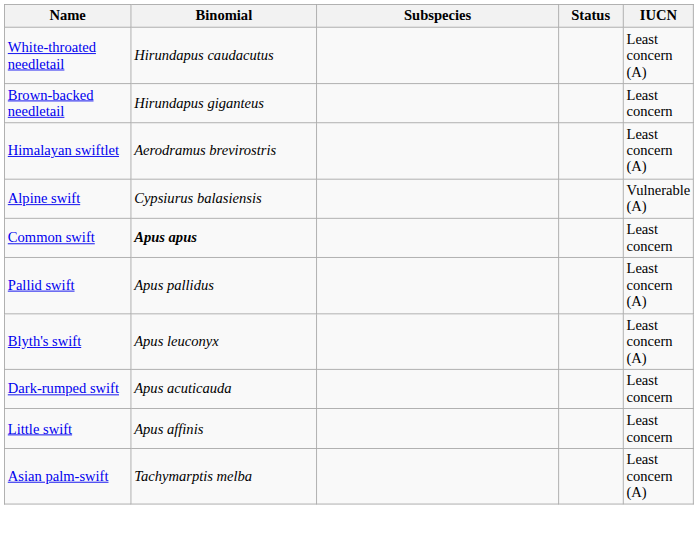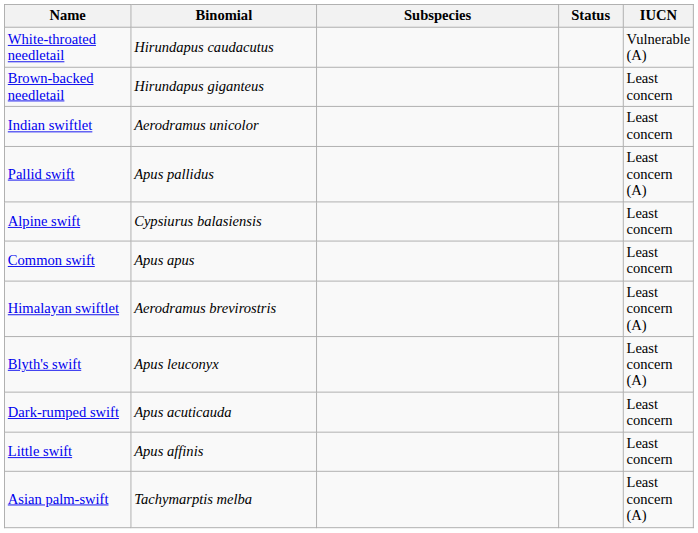(650, 55) Least concern (A) -> (658, 47) Vulnerable (A)
+ row: (50, 126)
rows swapped: (63, 150) <-> (41, 285)
(658, 198) Vulnerable (A) -> (650, 221) Least concern
(166, 237) bold -> (164, 261) normal
